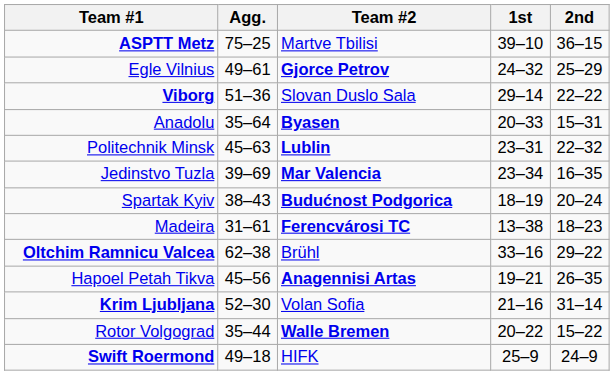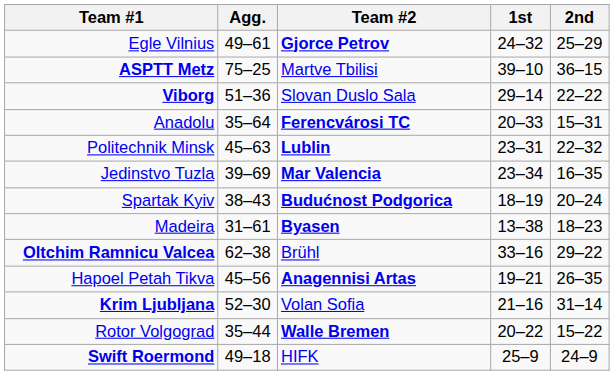rows swapped: (167, 43) <-> (171, 69)
(310, 122) Byasen -> (346, 122) Ferencvárosi TC
(346, 226) Ferencvárosi TC -> (310, 226) Byasen
